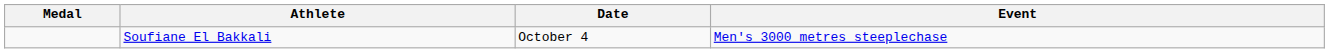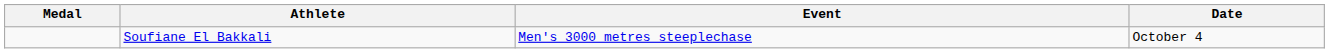columns swapped: (1018, 15) <-> (613, 15)
